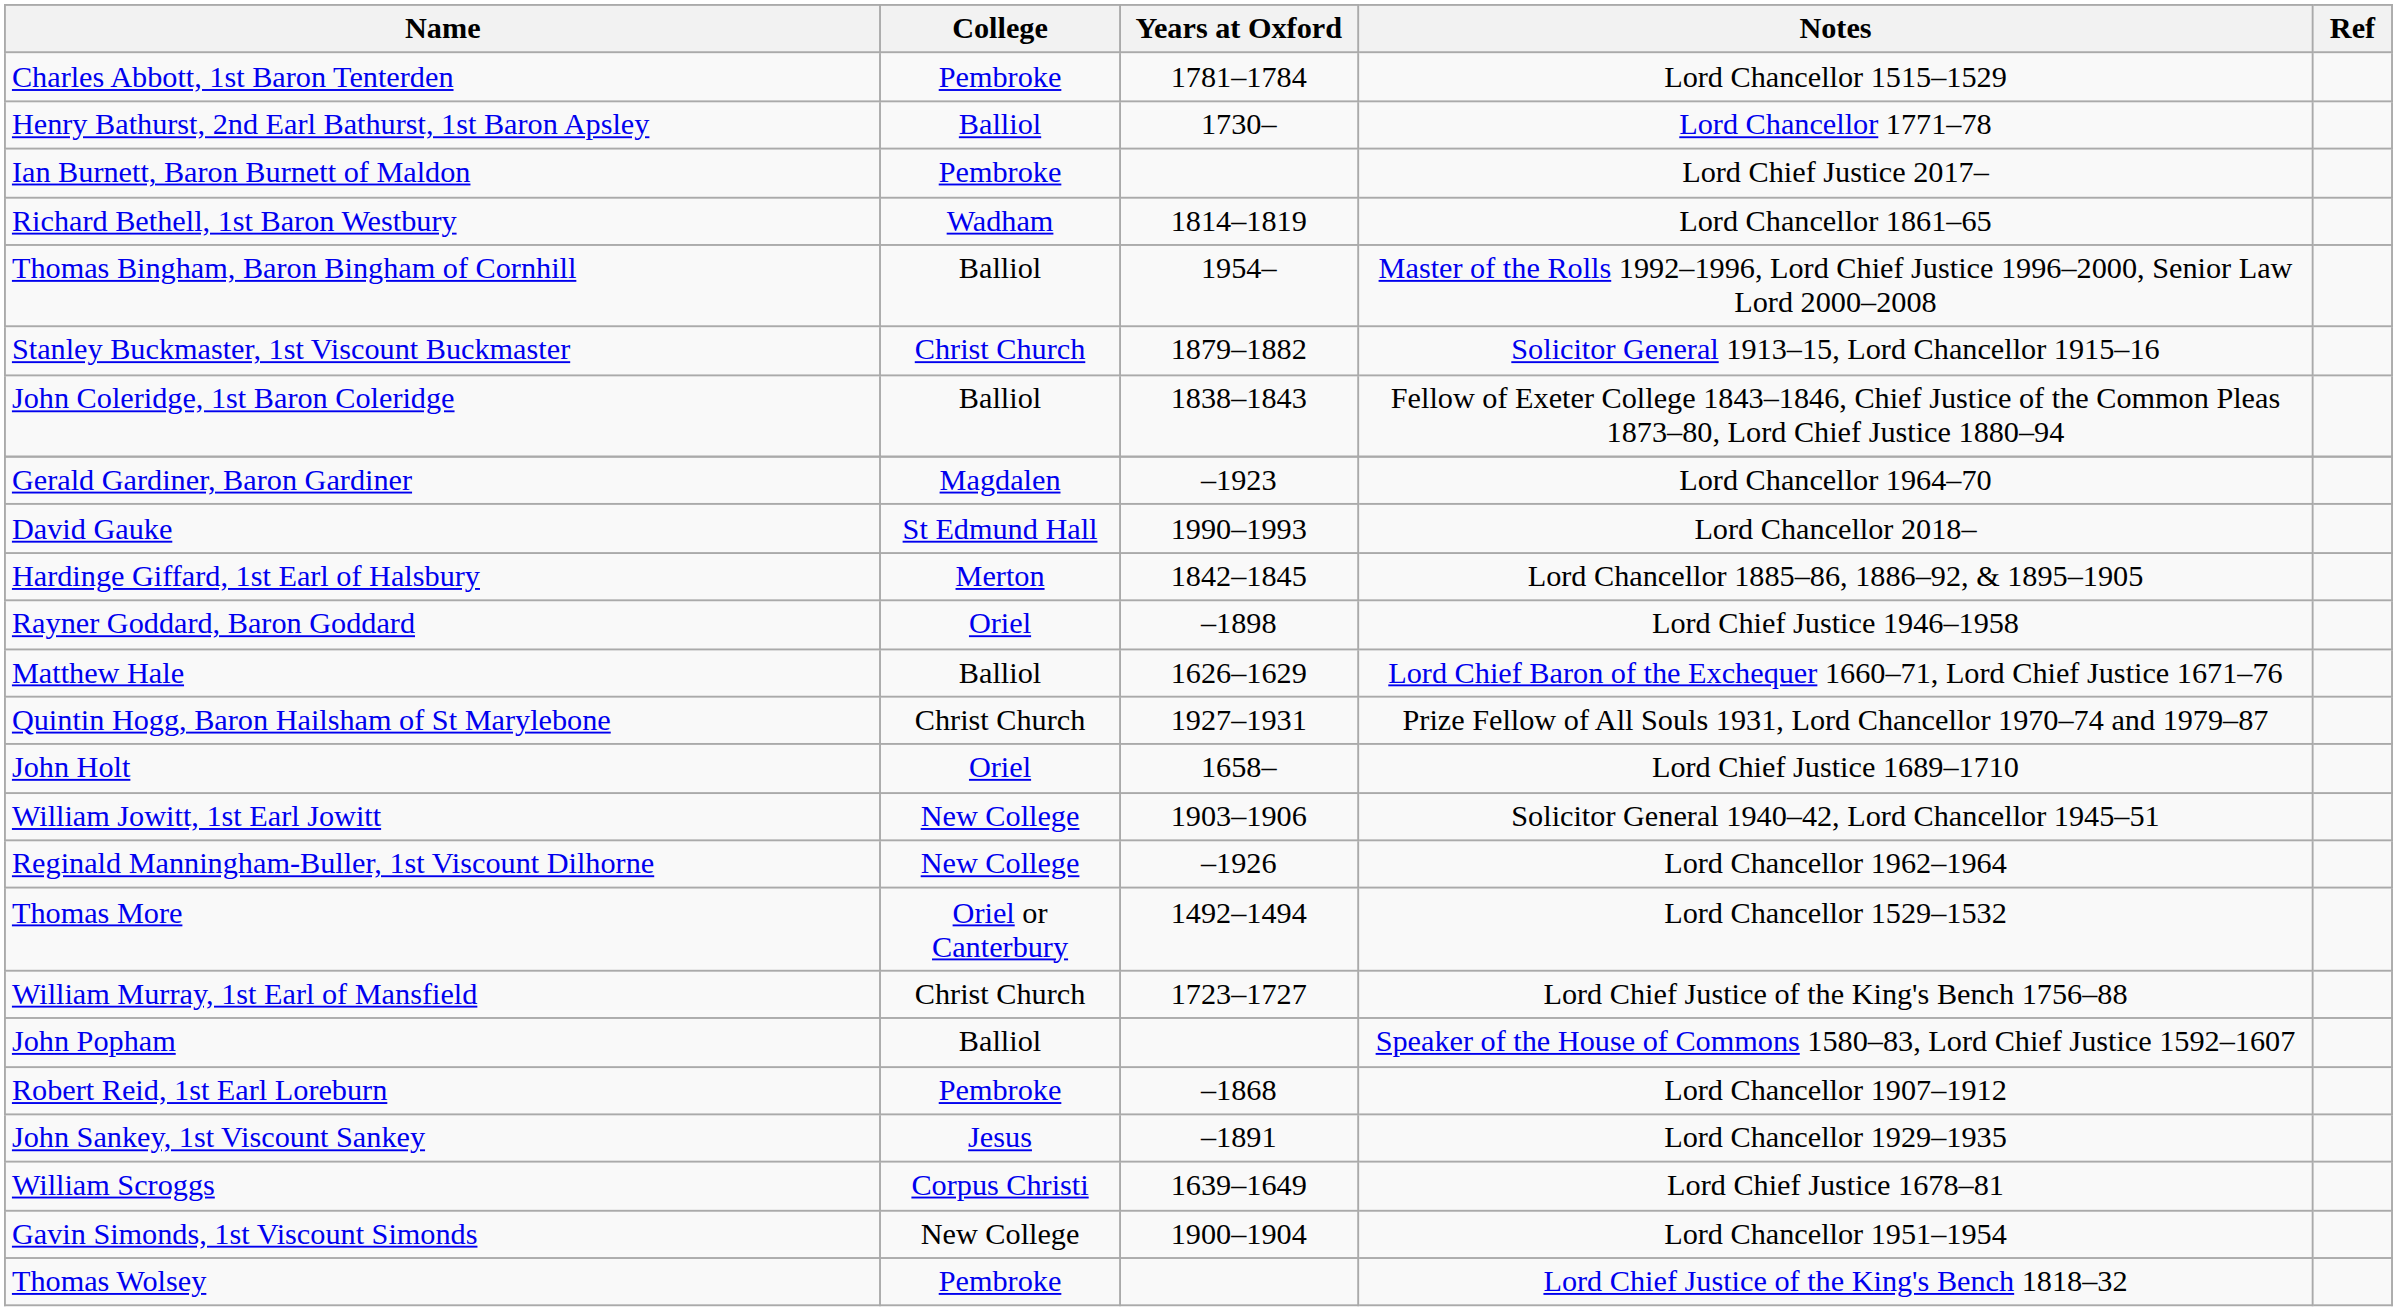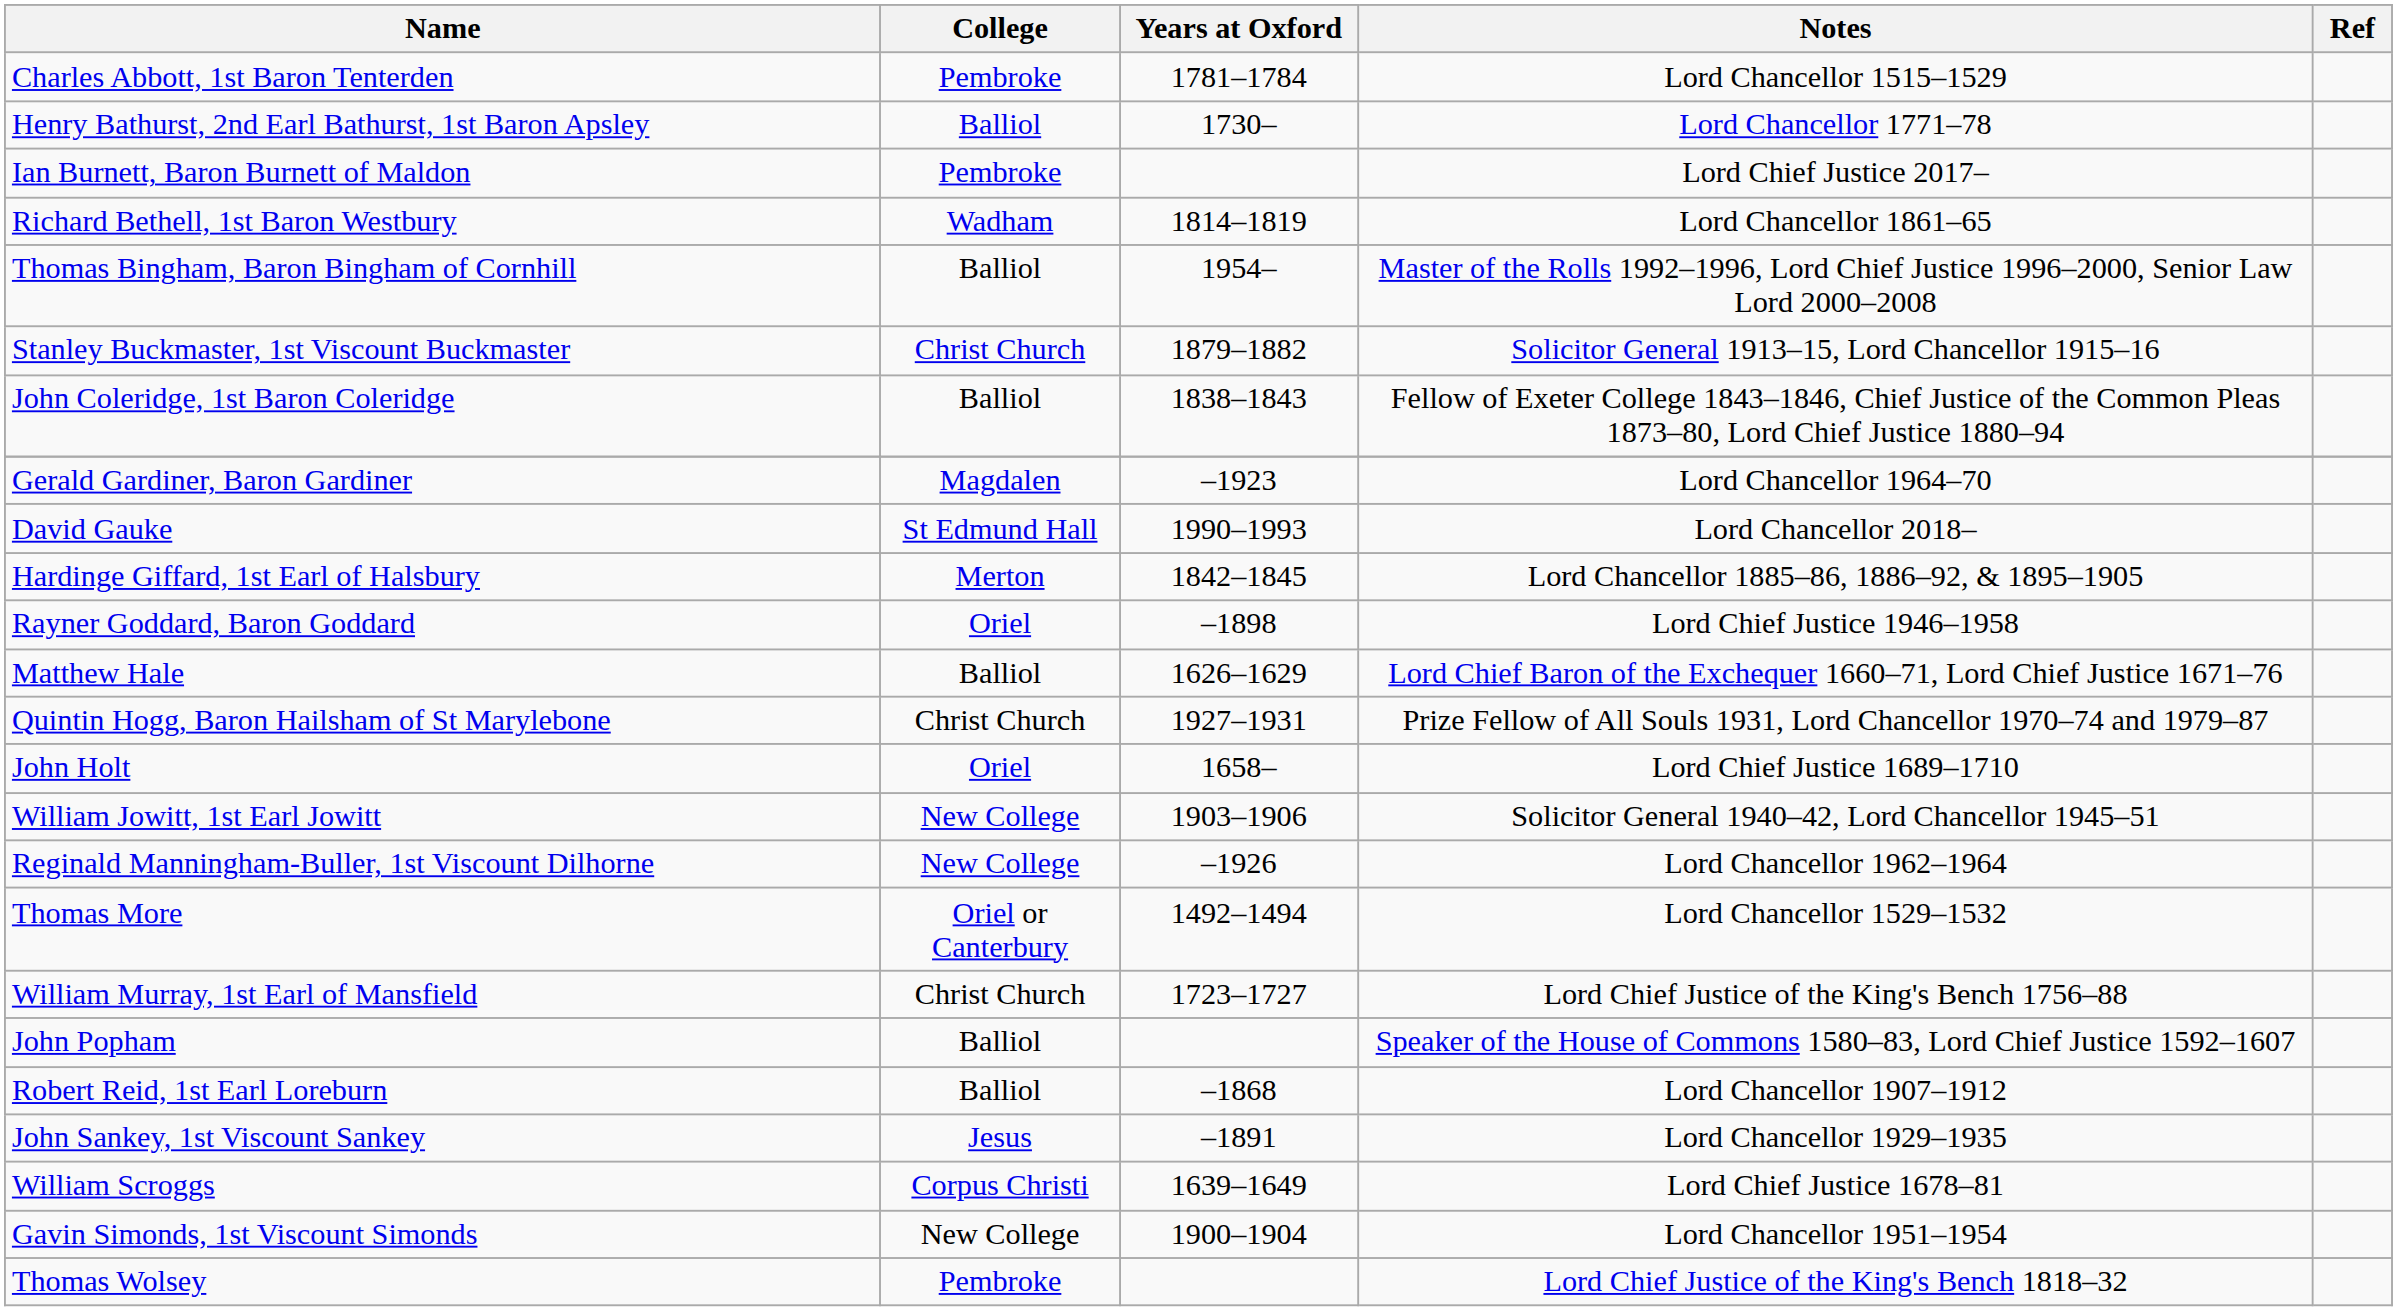(1000, 1089) Pembroke -> (1000, 1089) Balliol
